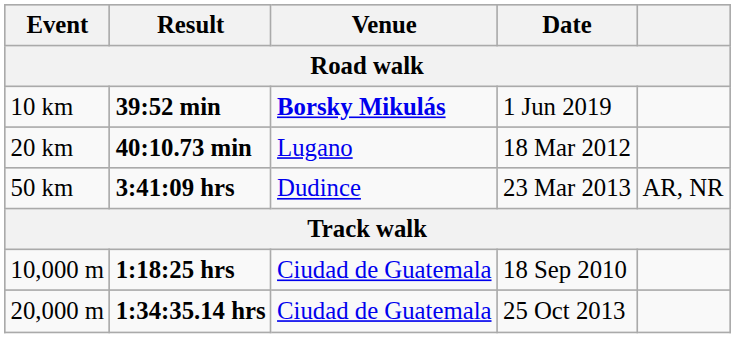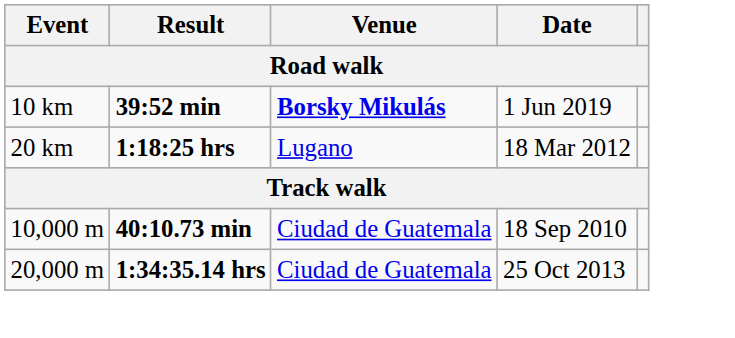(184, 147) 40:10.73 min -> (175, 147) 1:18:25 hrs
- row: (42, 188)
(175, 270) 1:18:25 hrs -> (184, 229) 40:10.73 min
